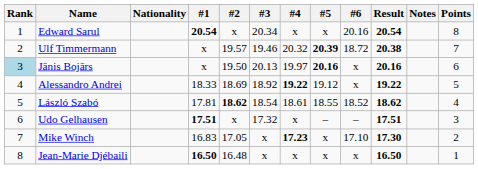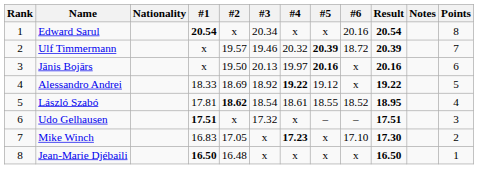(389, 48) 20.38 -> (389, 48) 20.39
(20, 66) lightblue background -> (20, 66) no background
(389, 102) 18.62 -> (389, 102) 18.95
